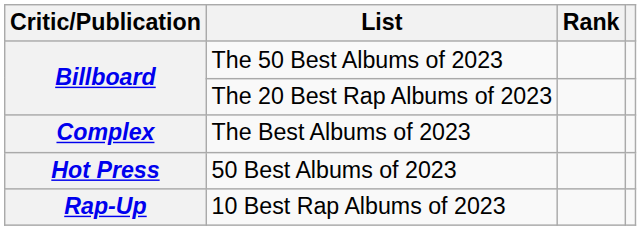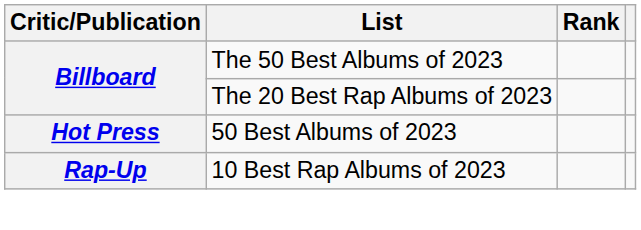- row: (341, 133)
